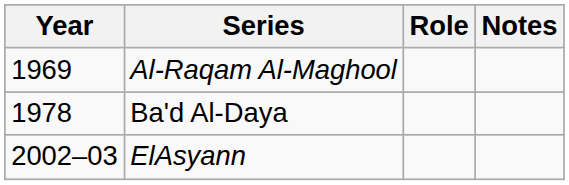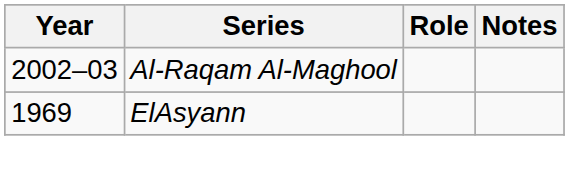(42, 69) 1969 -> (64, 69) 2002–03
- row: (209, 112)
(64, 156) 2002–03 -> (42, 112) 1969
